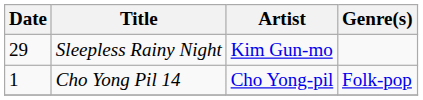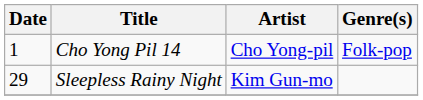rows swapped: (118, 79) <-> (139, 49)
